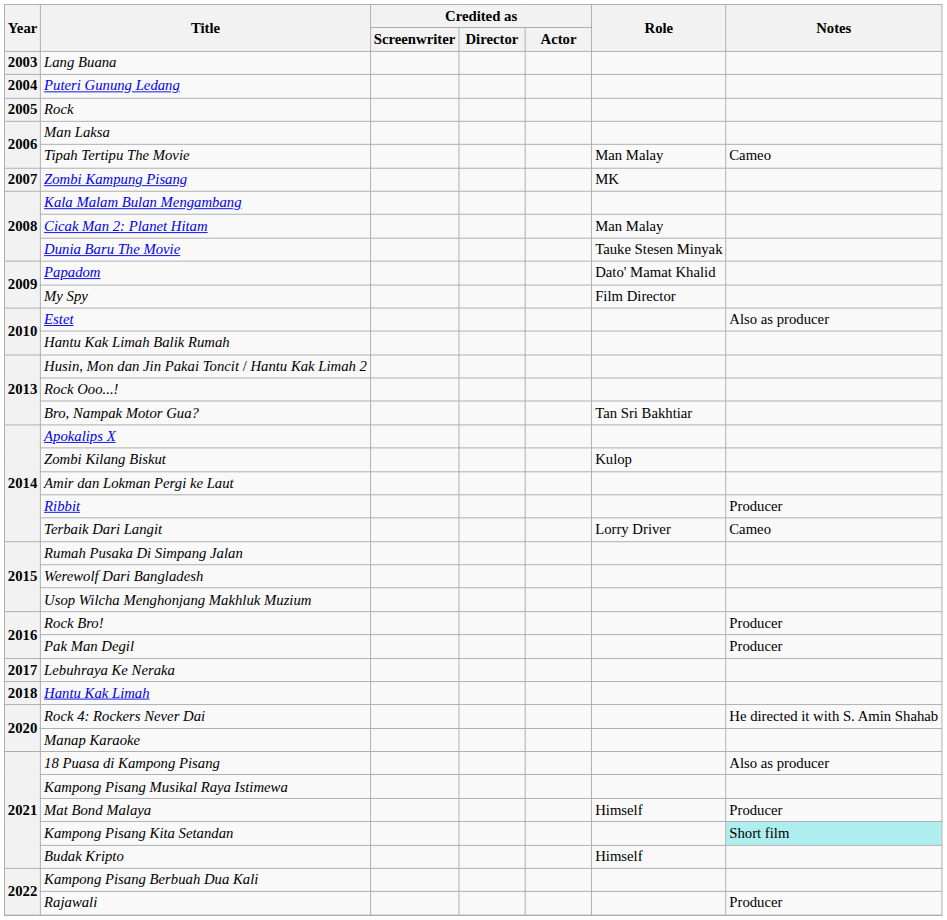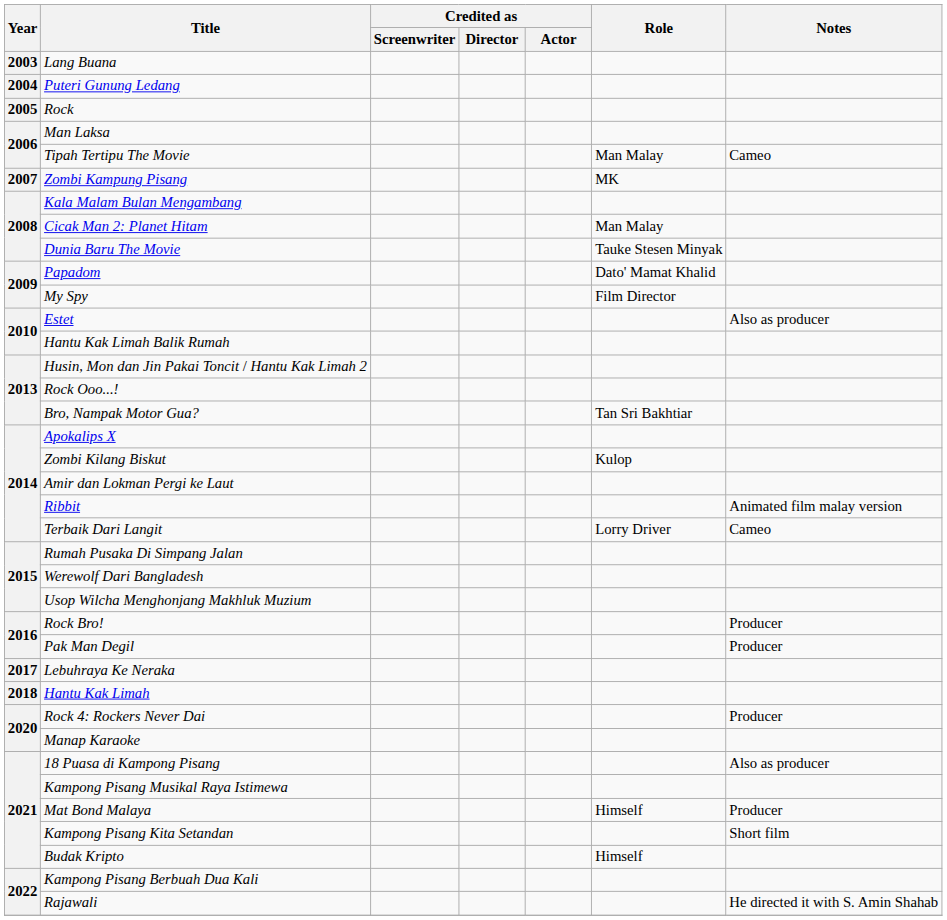(756, 506) Producer -> (816, 506) Animated film malay version
(834, 716) He directed it with S. Amin Shahab -> (756, 716) Producer
(759, 833) paleturquoise background -> (759, 833) no background
(756, 903) Producer -> (834, 903) He directed it with S. Amin Shahab
